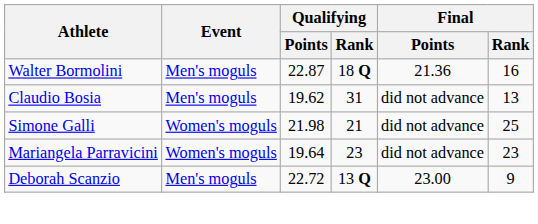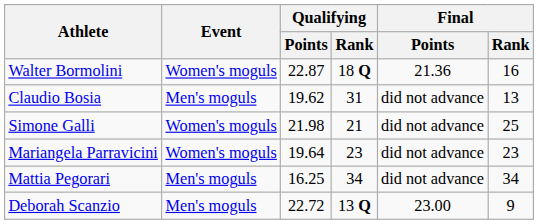(211, 71) Men's moguls -> (221, 71) Women's moguls
+ row: (59, 179)
